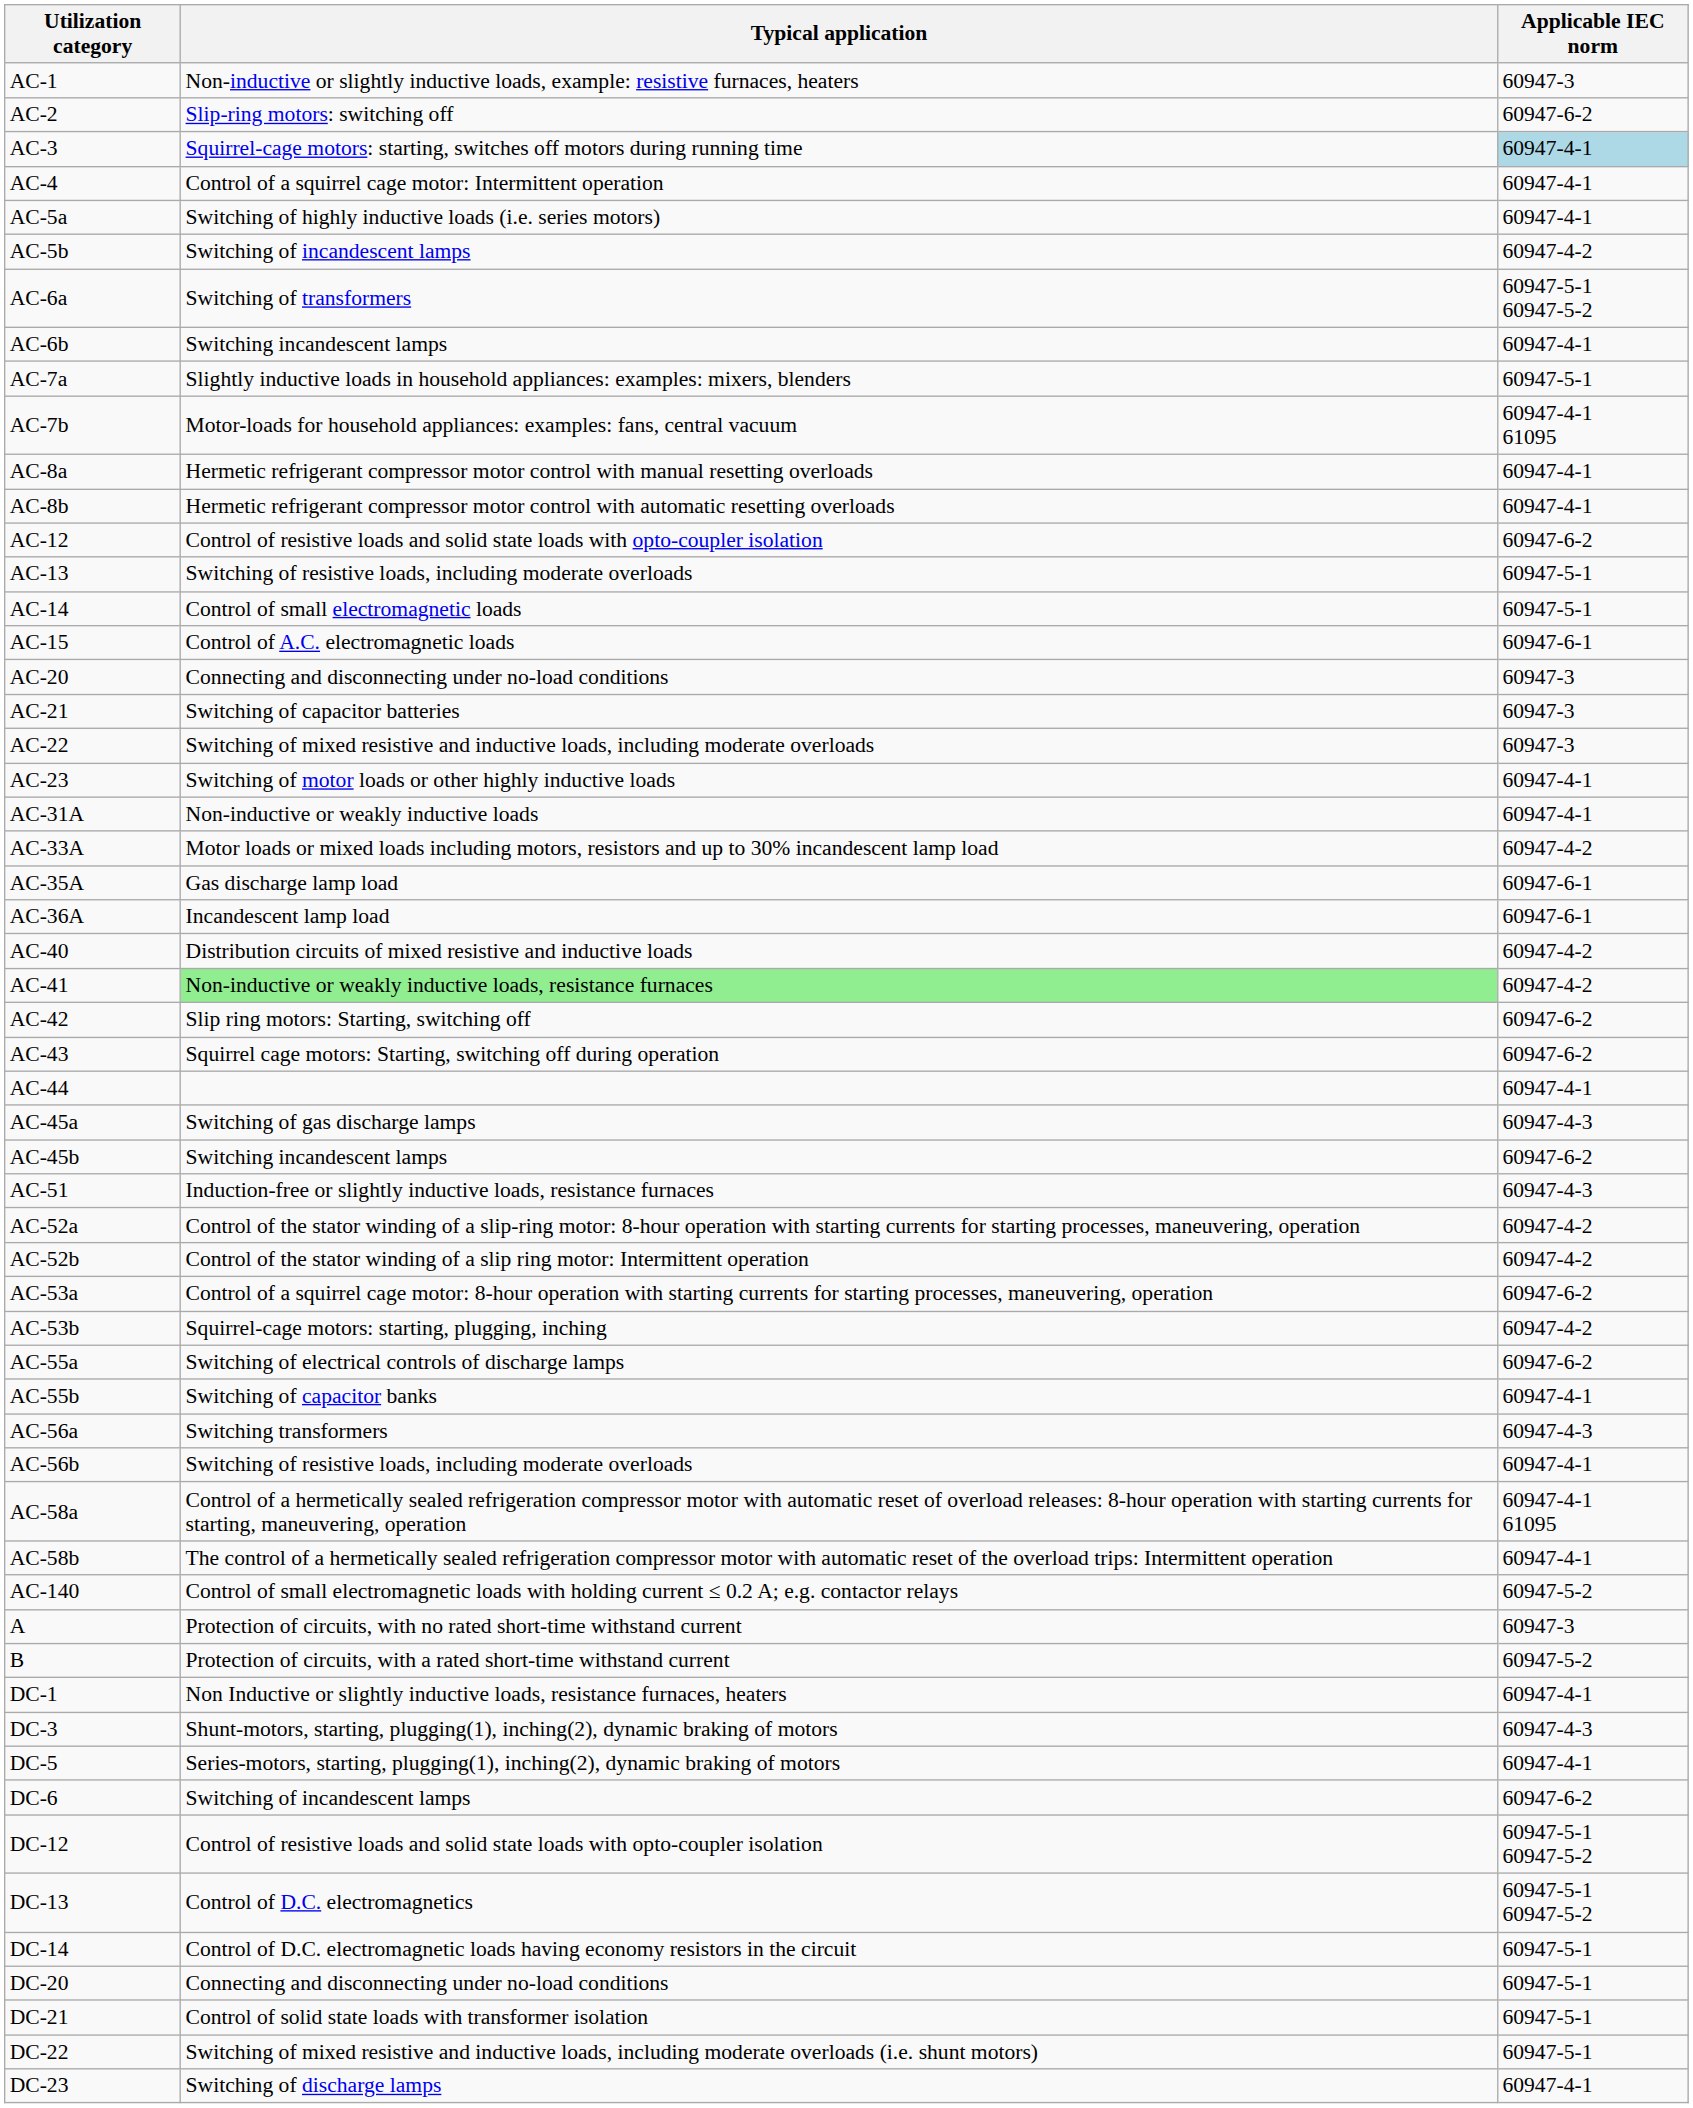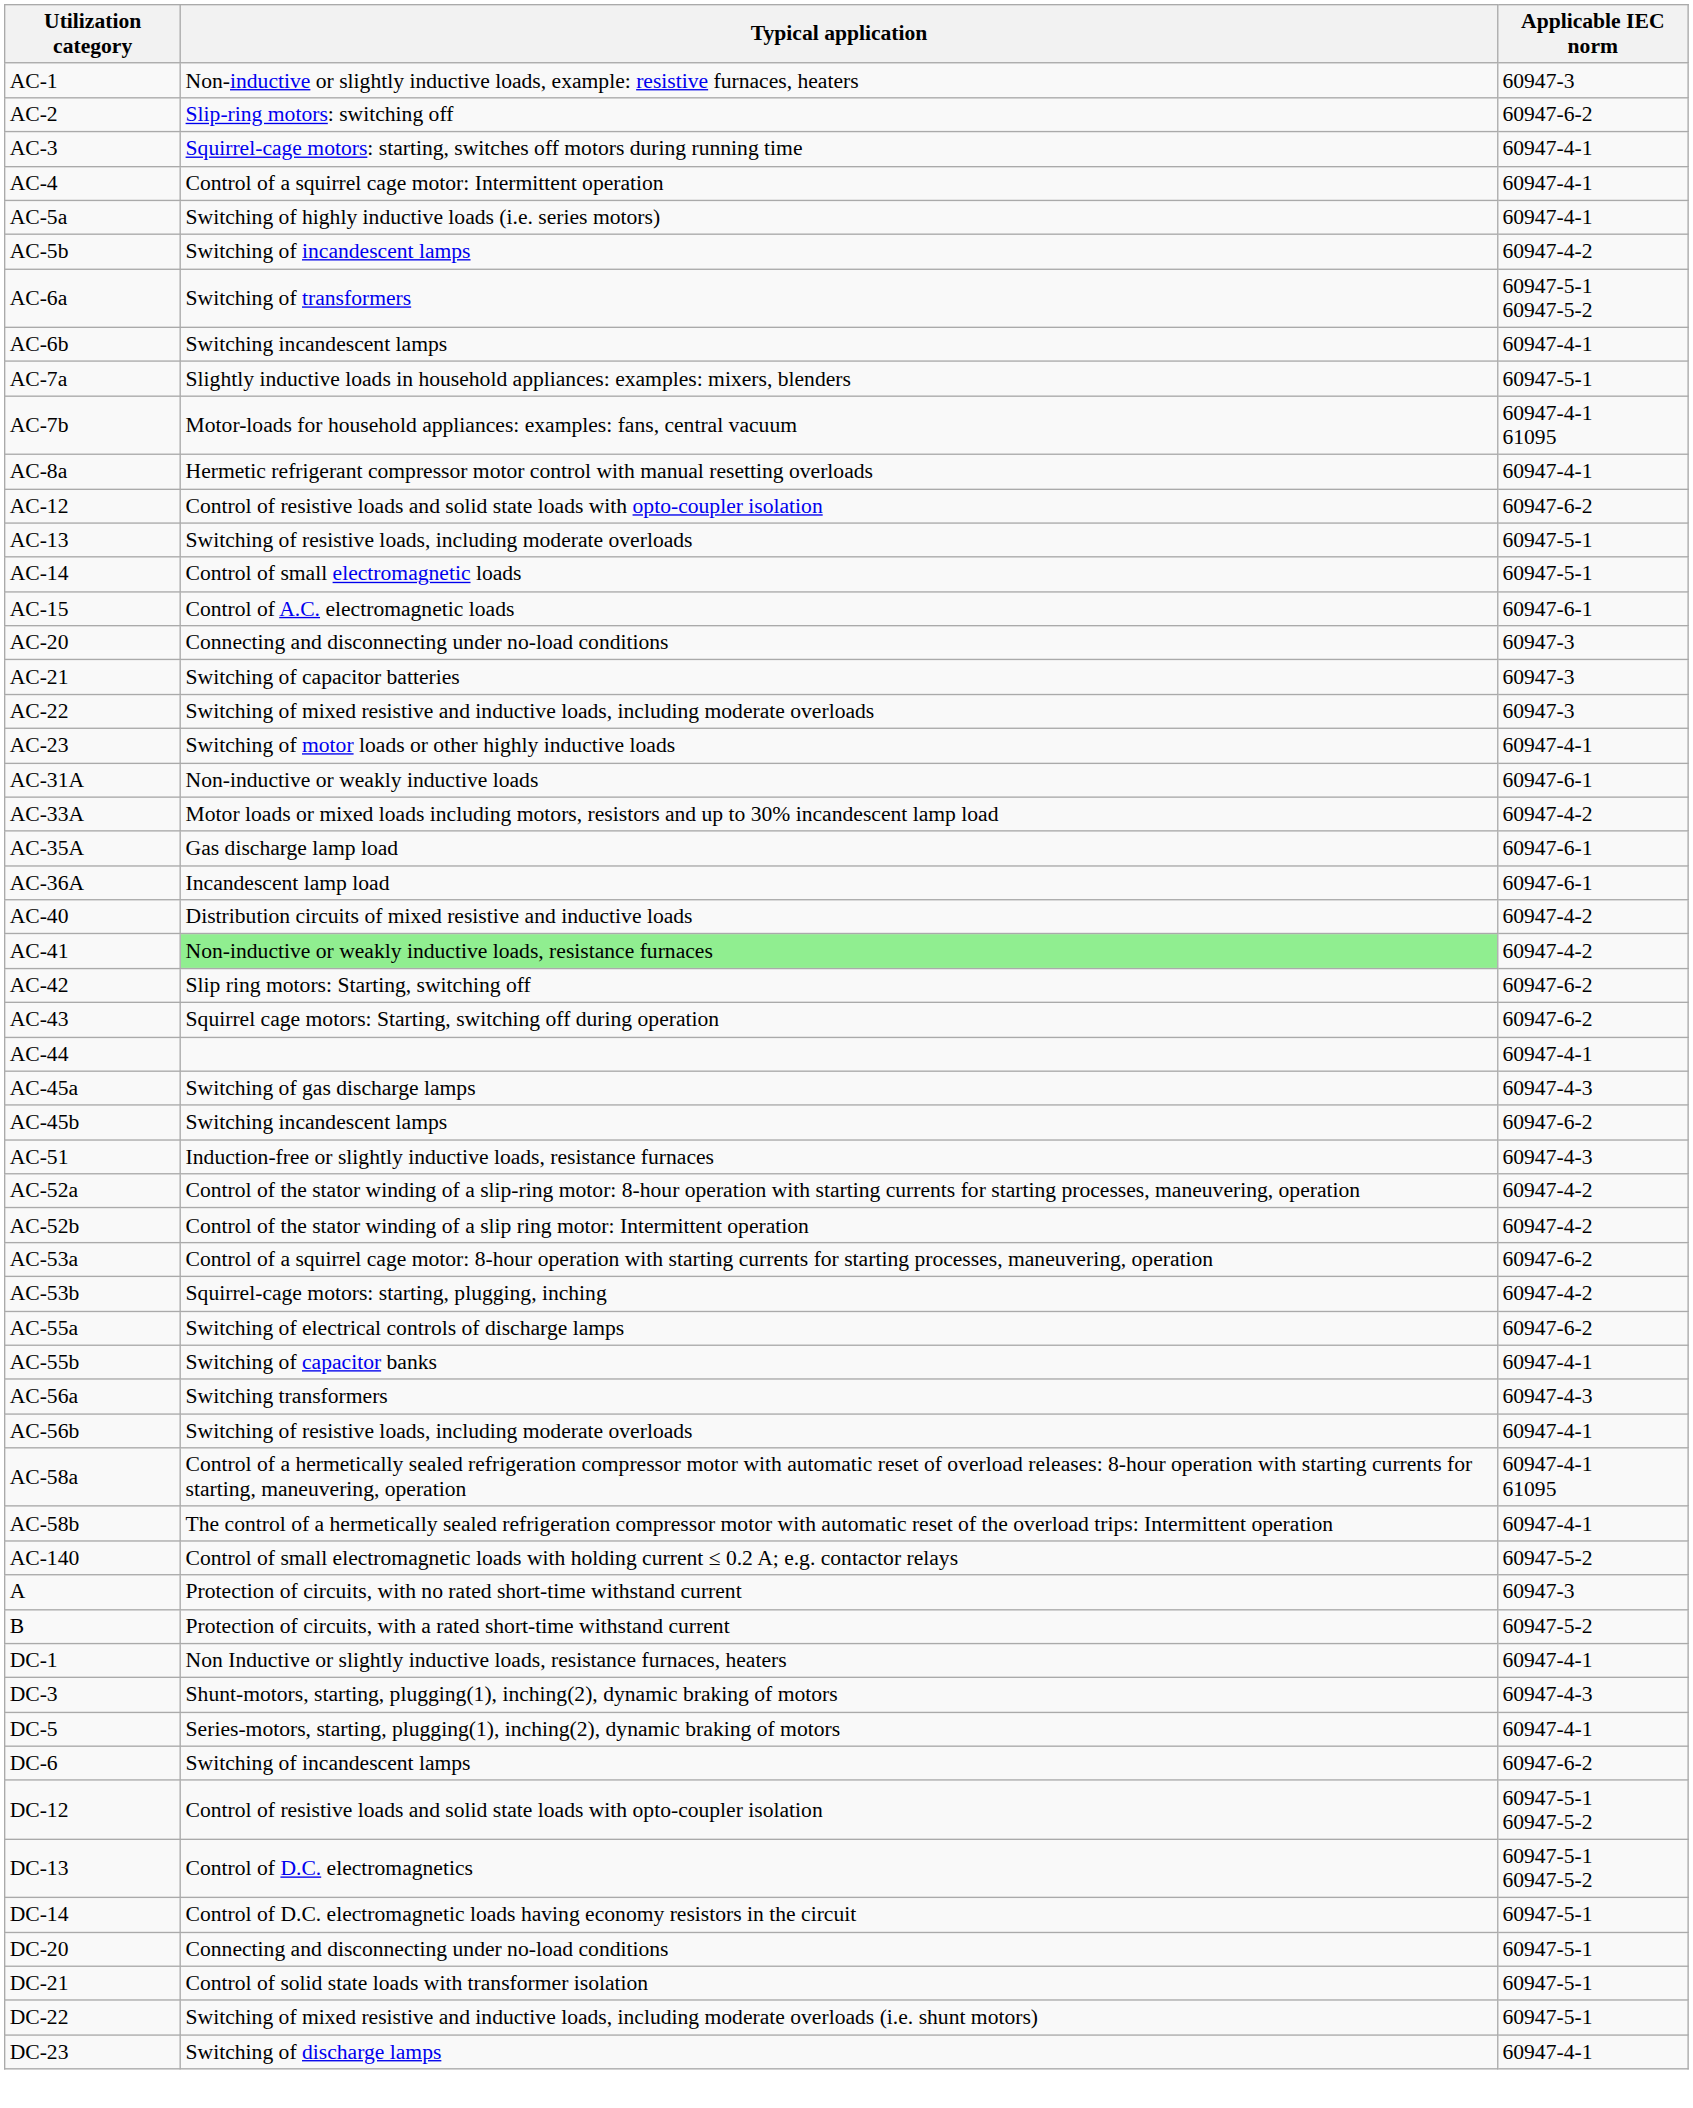(1547, 148) lightblue background -> (1547, 148) no background
- row: (39, 505)
(1547, 813) 60947-4-1 -> (1547, 779) 60947-6-1
